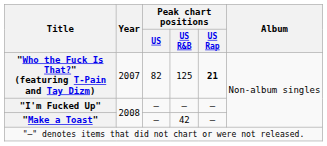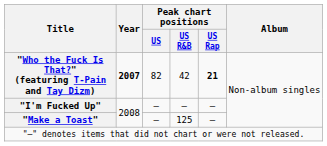(129, 75) normal -> (129, 75) bold
(184, 75) 125 -> (184, 75) 42
(184, 120) 42 -> (184, 120) 125
